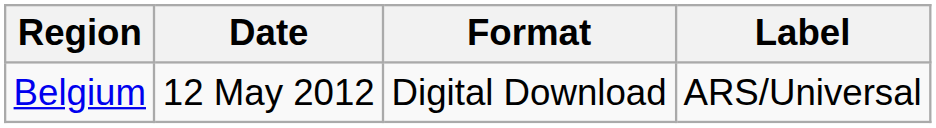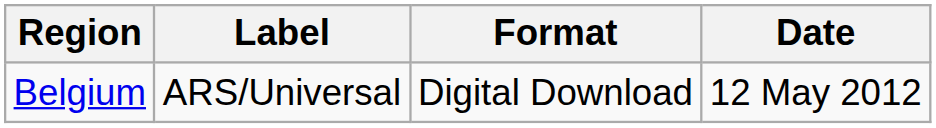columns swapped: (269, 33) <-> (803, 33)
